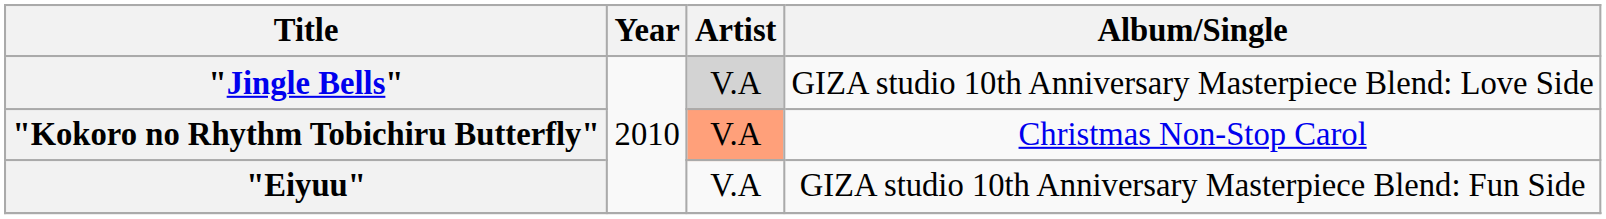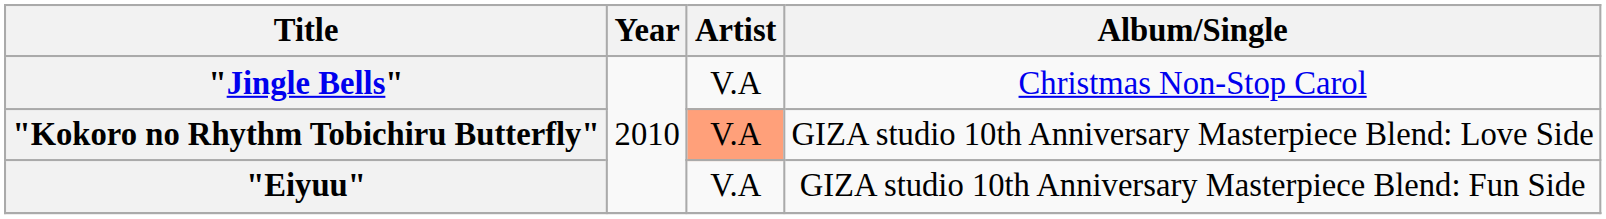(736, 82) lightgrey background -> (736, 82) no background
(1193, 82) GIZA studio 10th Anniversary Masterpiece Blend: Love Side -> (1193, 82) Christmas Non-Stop Carol
(1193, 133) Christmas Non-Stop Carol -> (1193, 133) GIZA studio 10th Anniversary Masterpiece Blend: Love Side
